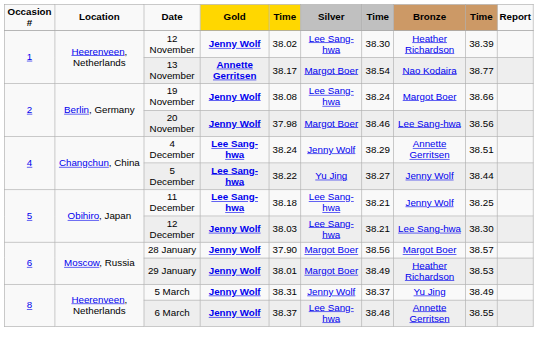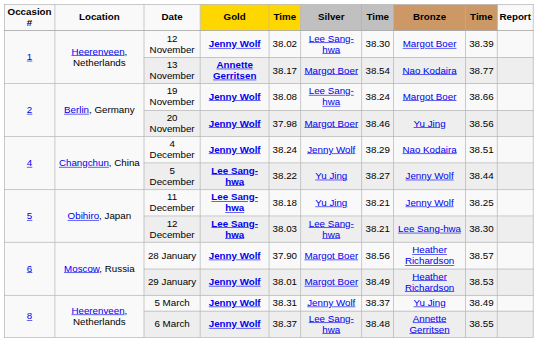(430, 44) Heather Richardson -> (430, 44) Margot Boer
(430, 123) Lee Sang-hwa -> (430, 123) Yu Jing
(235, 150) Lee Sang-hwa -> (235, 150) Jenny Wolf
(430, 150) Annette Gerritsen -> (430, 150) Nao Kodaira
(331, 202) Lee Sang-hwa -> (331, 202) Yu Jing
(235, 229) Jenny Wolf -> (235, 229) Lee Sang-hwa
(430, 250) Margot Boer -> (430, 255) Heather Richardson
